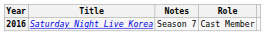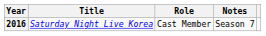columns swapped: (228, 11) <-> (177, 11)
